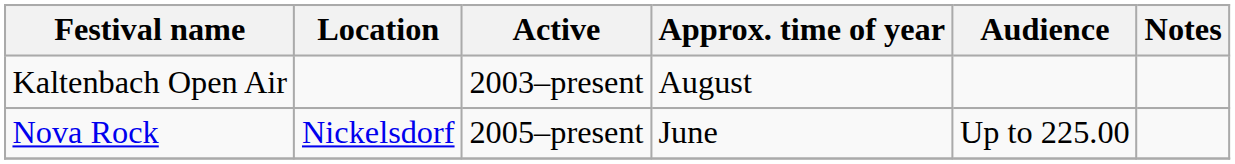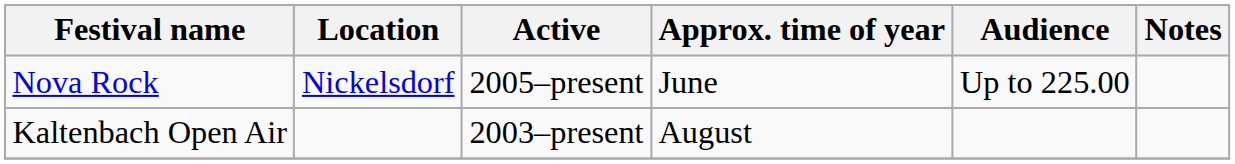rows swapped: (150, 81) <-> (86, 132)
